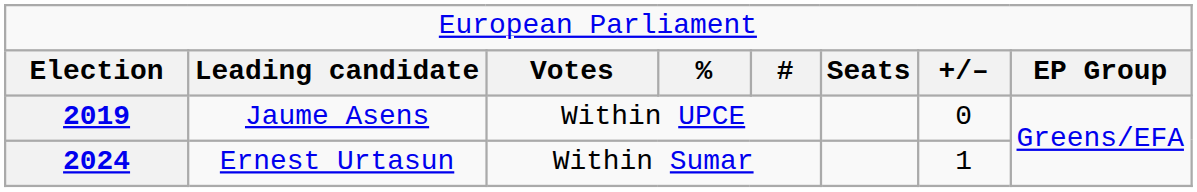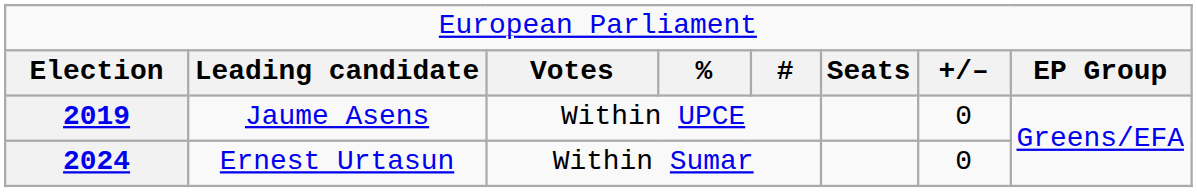(964, 163) 1 -> (964, 163) 0
